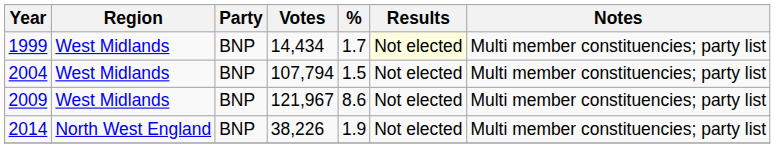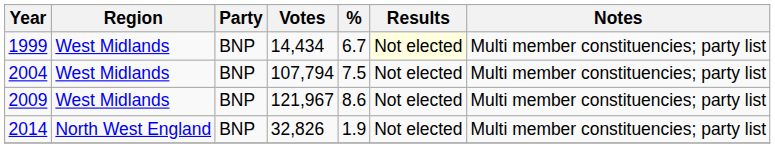(354, 45) 1.7 -> (354, 45) 6.7
(354, 73) 1.5 -> (354, 73) 7.5
(298, 128) 38,226 -> (298, 128) 32,826
